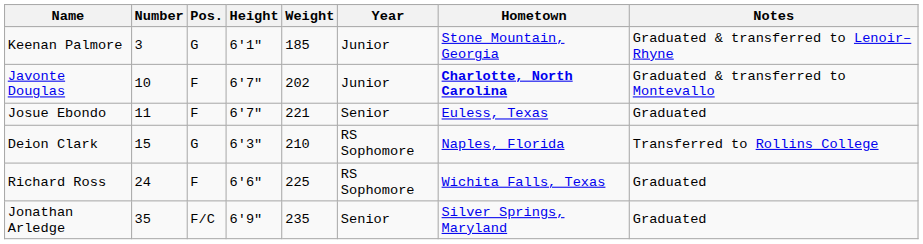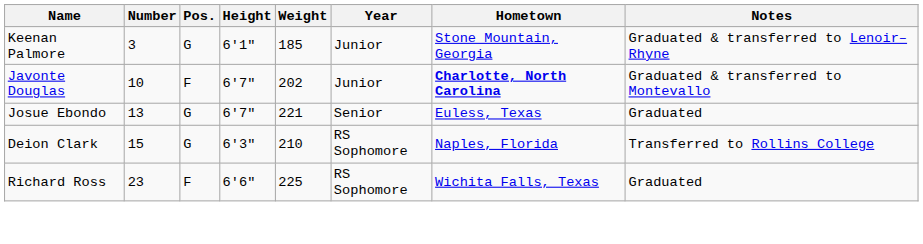(143, 114) 11 -> (136, 114) 13
(194, 114) F -> (187, 114) G
(143, 182) 24 -> (136, 182) 23
- row: (41, 220)
